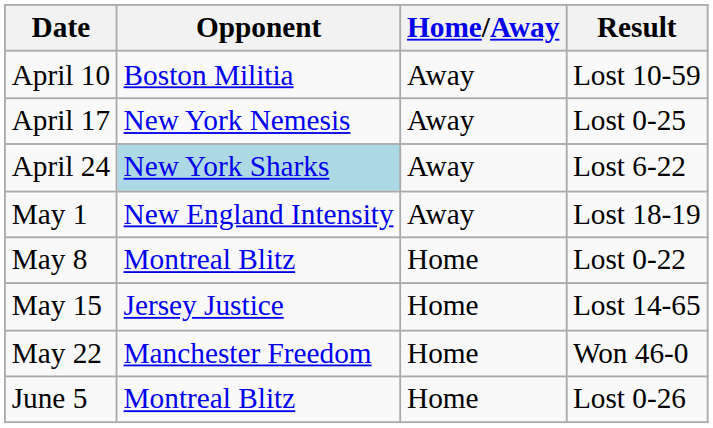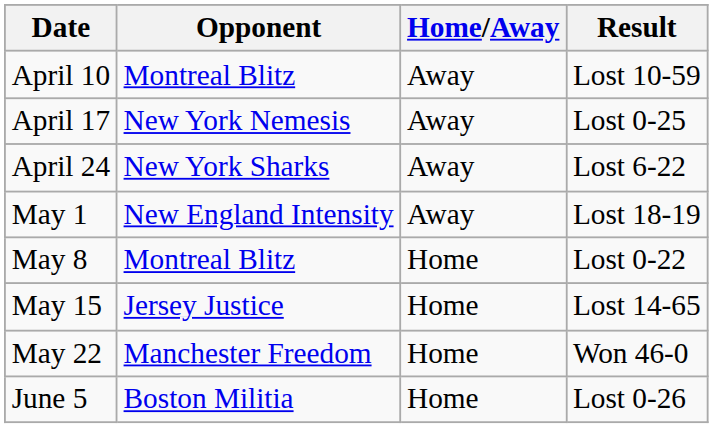(209, 74) Boston Militia -> (209, 74) Montreal Blitz
(226, 167) lightblue background -> (226, 167) no background
(209, 399) Montreal Blitz -> (209, 399) Boston Militia
